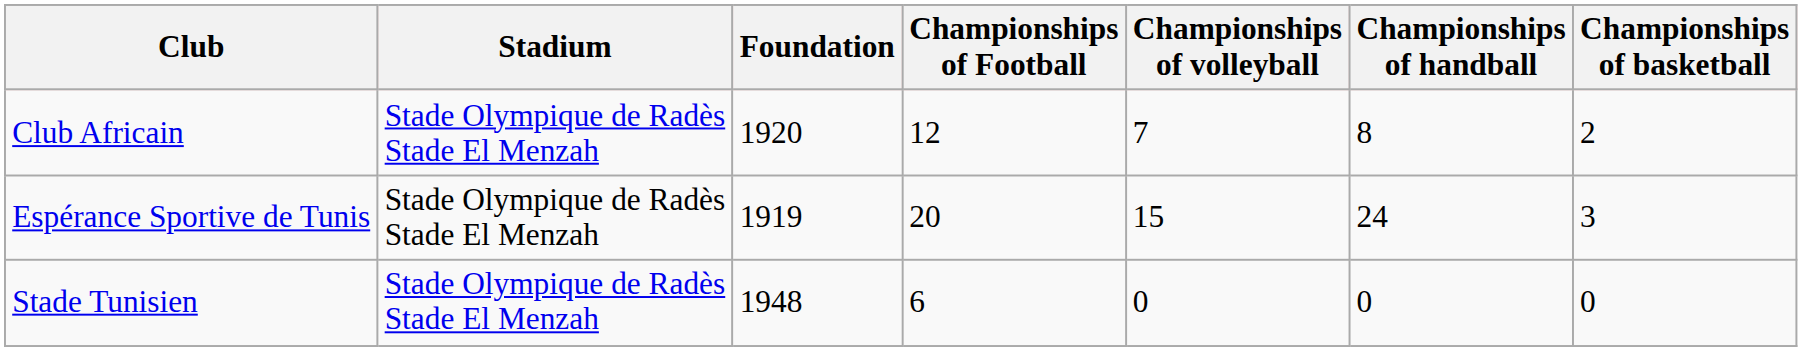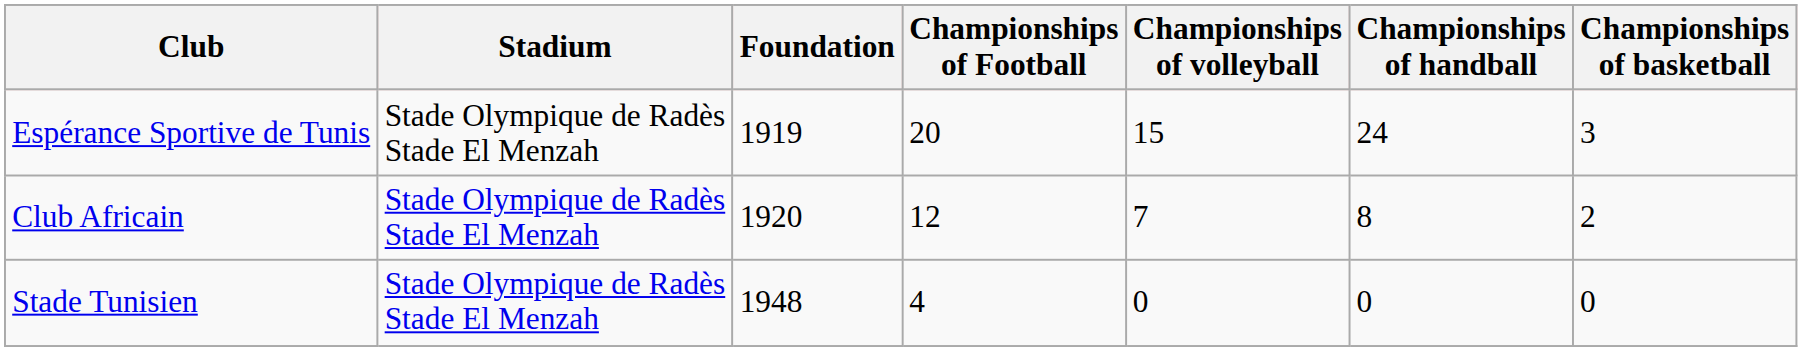rows swapped: (98, 132) <-> (191, 217)
(917, 302) 6 -> (917, 302) 4
